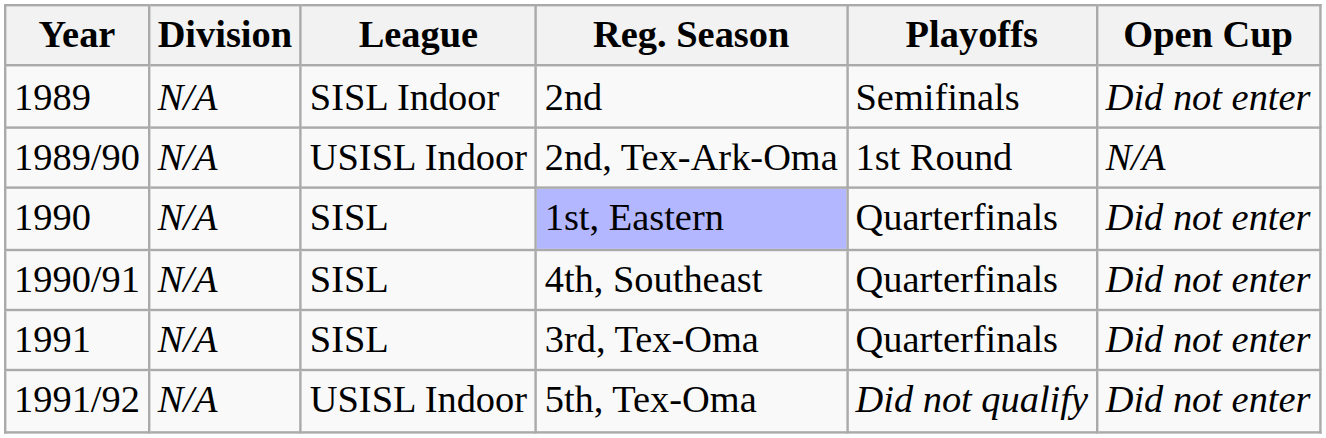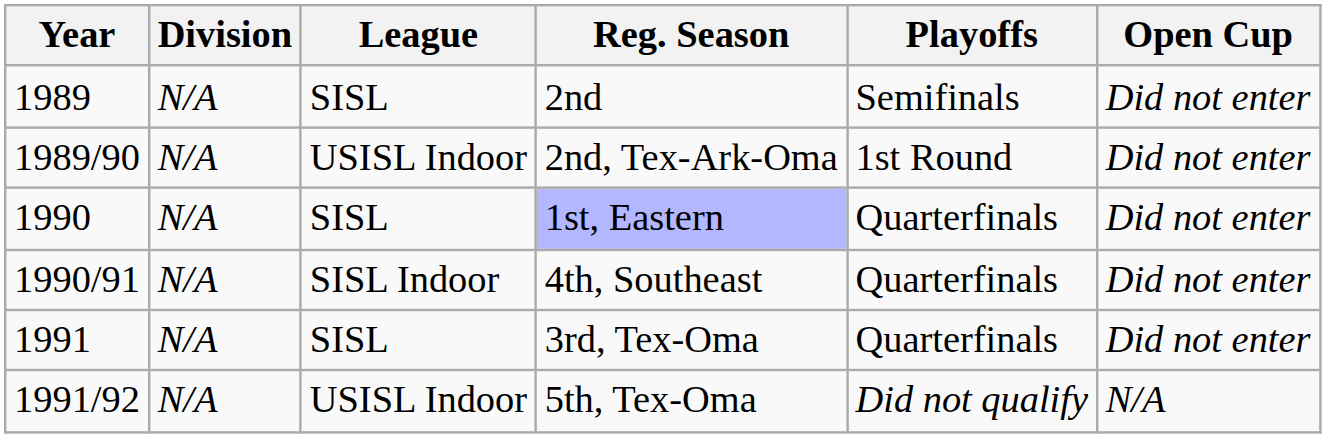(405, 95) SISL Indoor -> (349, 95) SISL
(1136, 156) N/A -> (1208, 156) Did not enter
(349, 278) SISL -> (405, 278) SISL Indoor
(1208, 400) Did not enter -> (1136, 400) N/A
